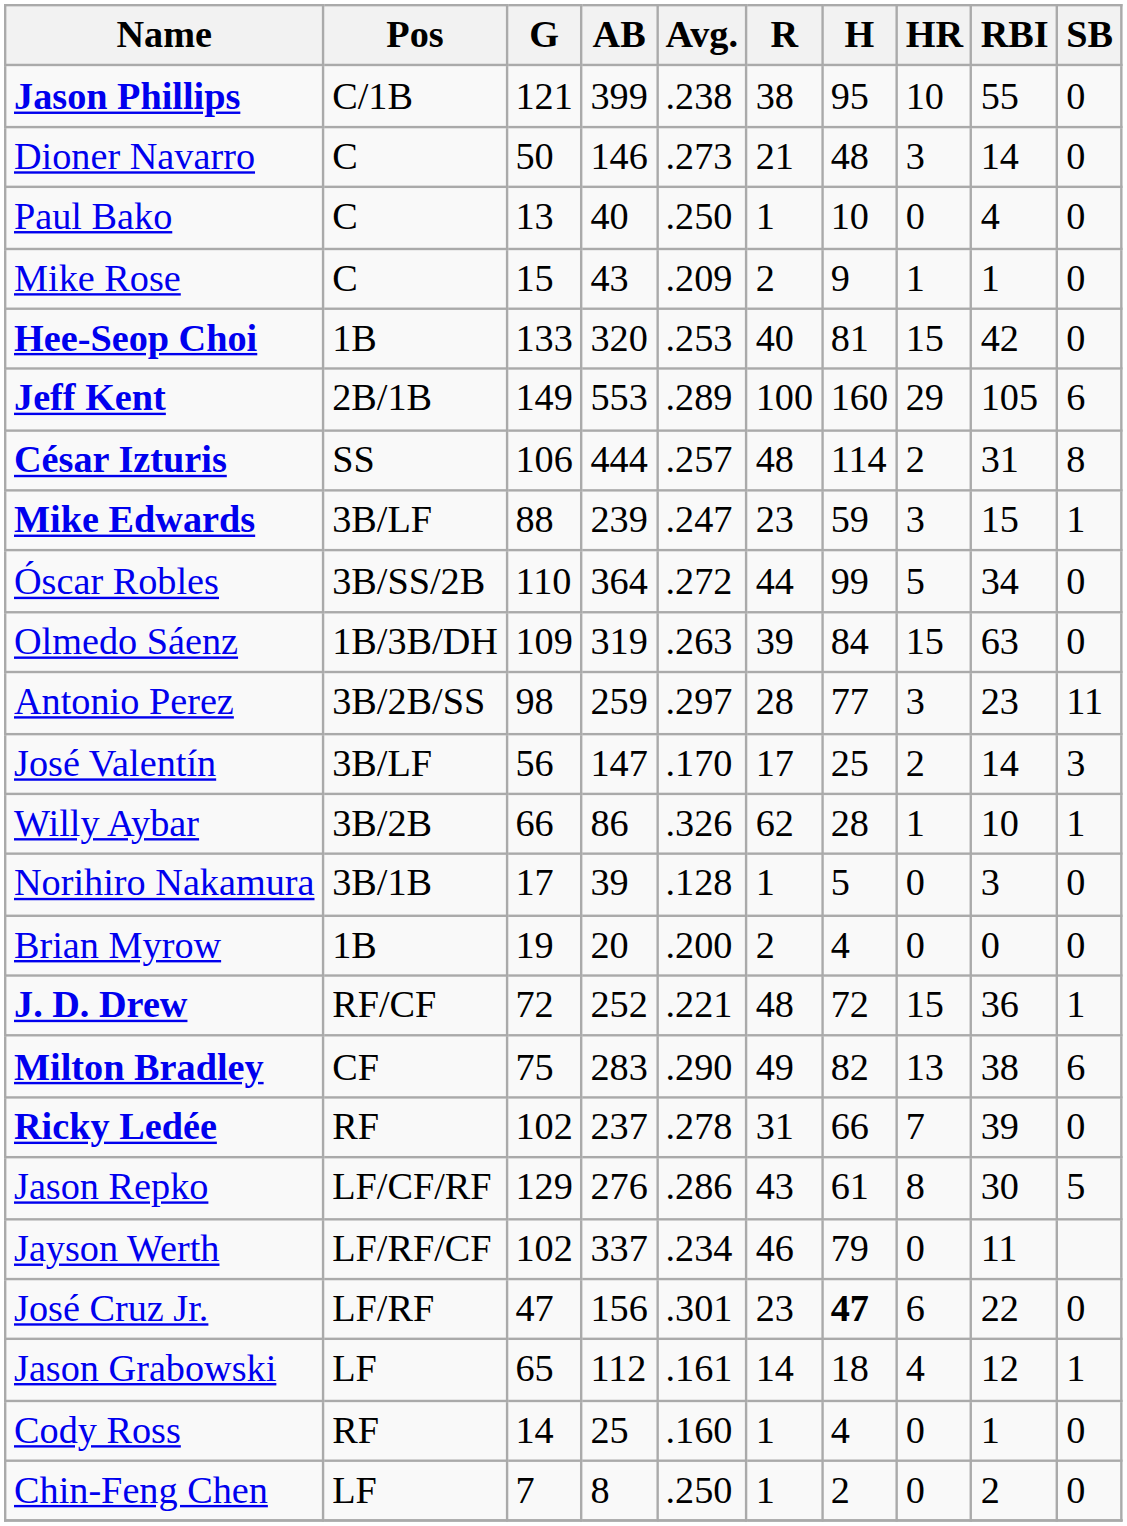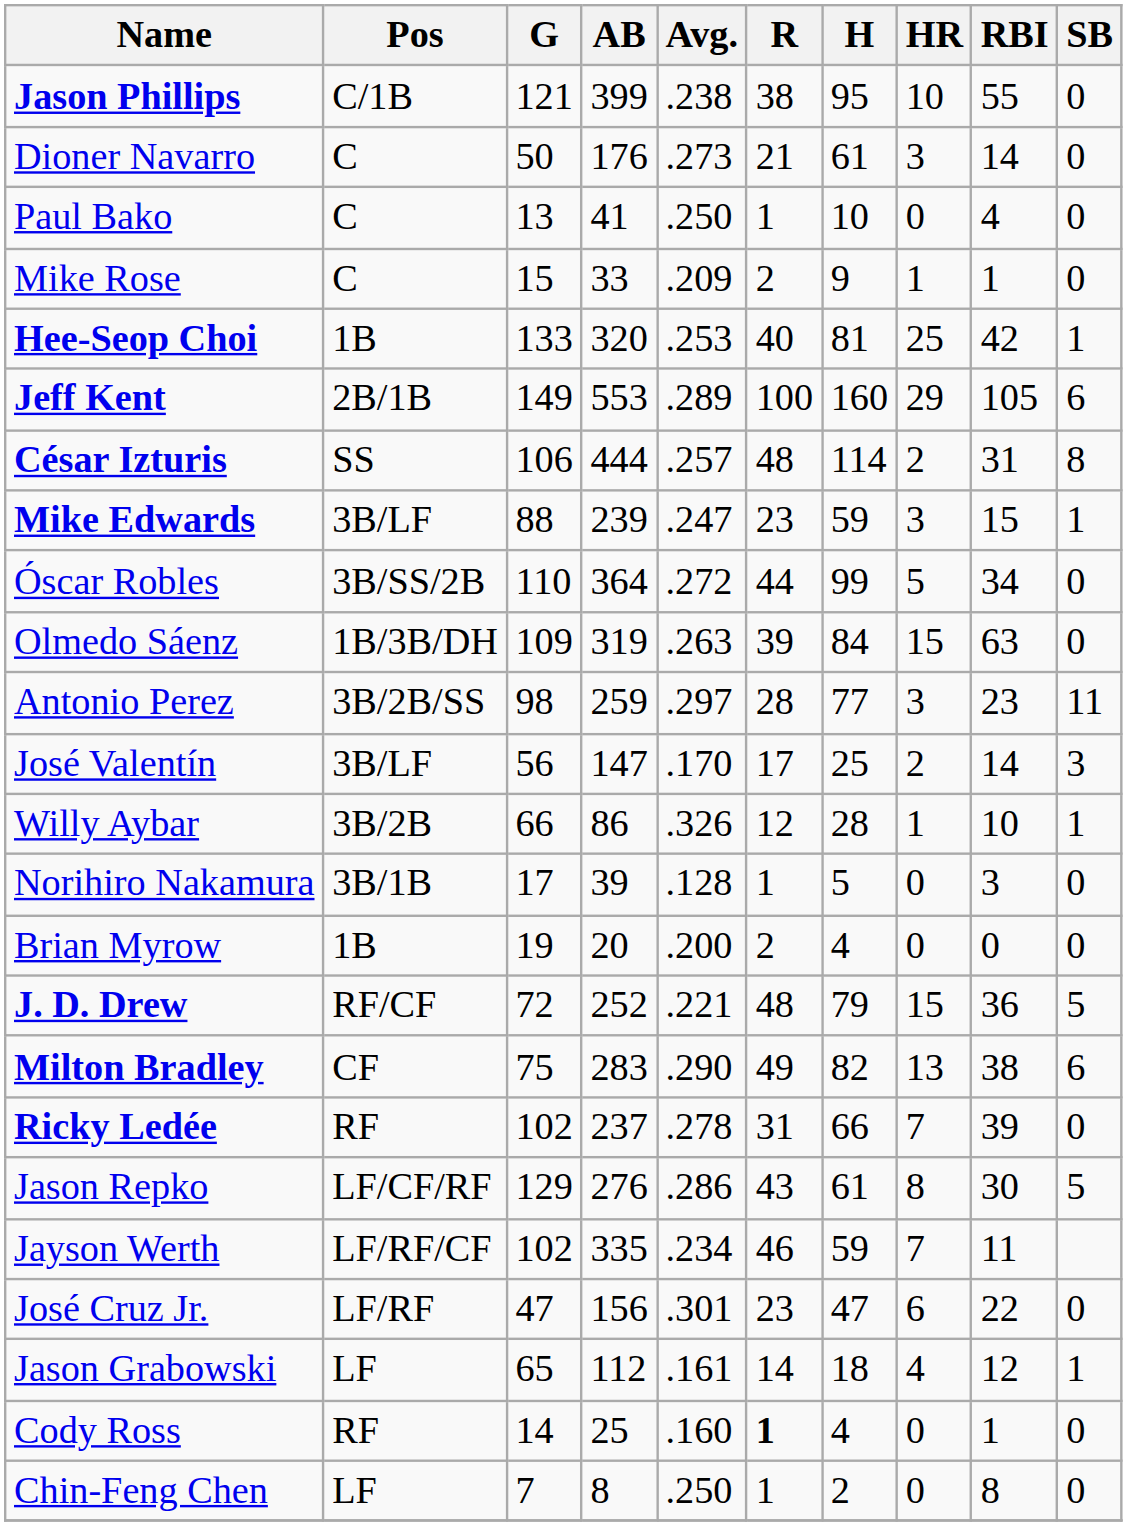(619, 156) 146 -> (619, 156) 176
(850, 156) 48 -> (850, 156) 61
(610, 216) 40 -> (610, 216) 41
(610, 277) 43 -> (610, 277) 33
(925, 338) 15 -> (925, 338) 25
(1076, 338) 0 -> (1076, 338) 1
(775, 823) 62 -> (775, 823) 12
(850, 1005) 72 -> (850, 1005) 79
(1076, 1005) 1 -> (1076, 1005) 5
(619, 1247) 337 -> (619, 1247) 335
(850, 1247) 79 -> (850, 1247) 59
(915, 1247) 0 -> (915, 1247) 7
(850, 1308) bold -> (850, 1308) normal
(765, 1429) normal -> (765, 1429) bold
(990, 1490) 2 -> (990, 1490) 8
